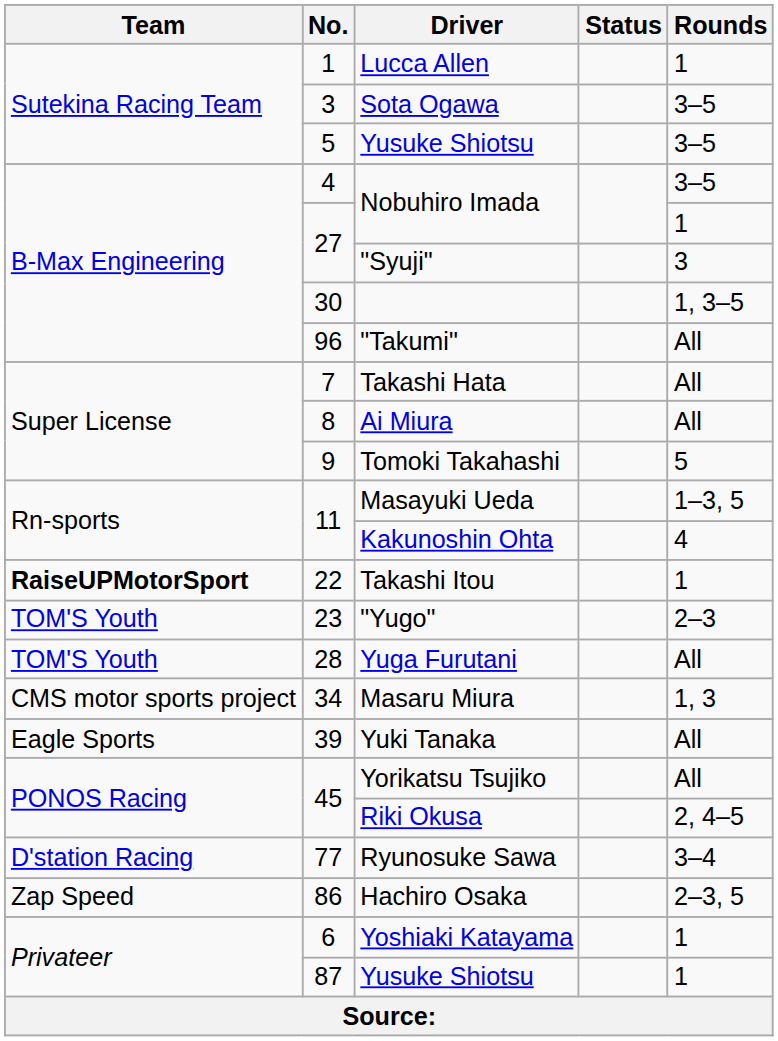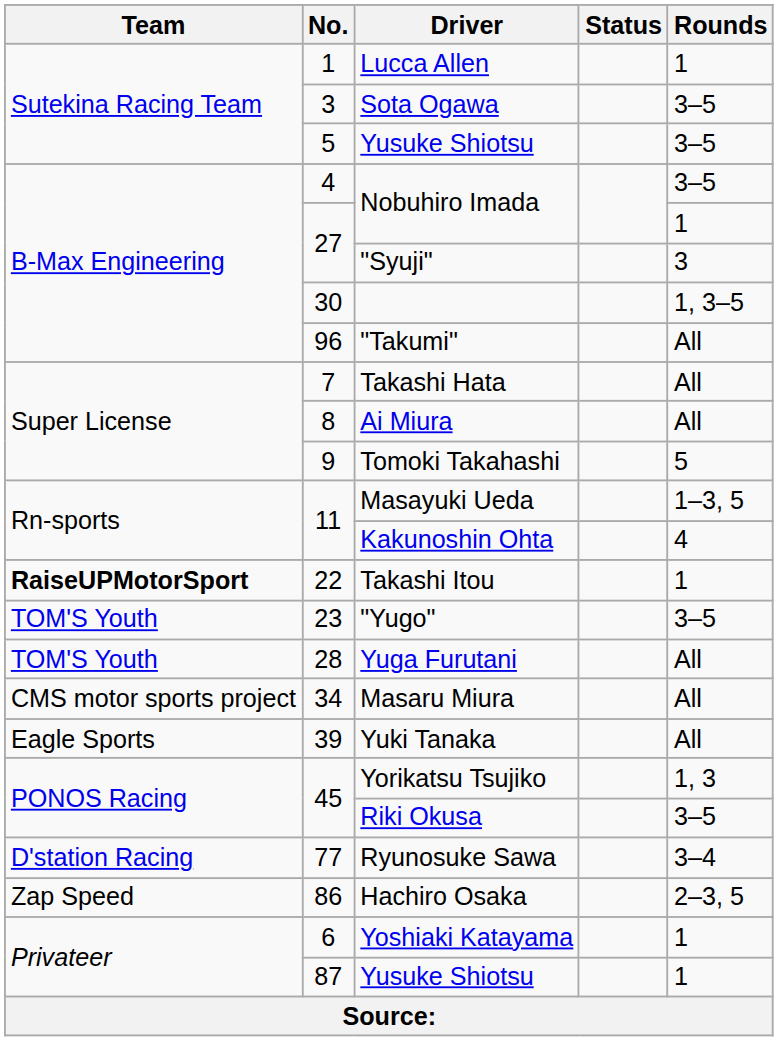(695, 619) 2–3 -> (695, 619) 3–5
(695, 699) 1, 3 -> (688, 699) All
(688, 778) All -> (695, 778) 1, 3
(709, 818) 2, 4–5 -> (695, 818) 3–5
